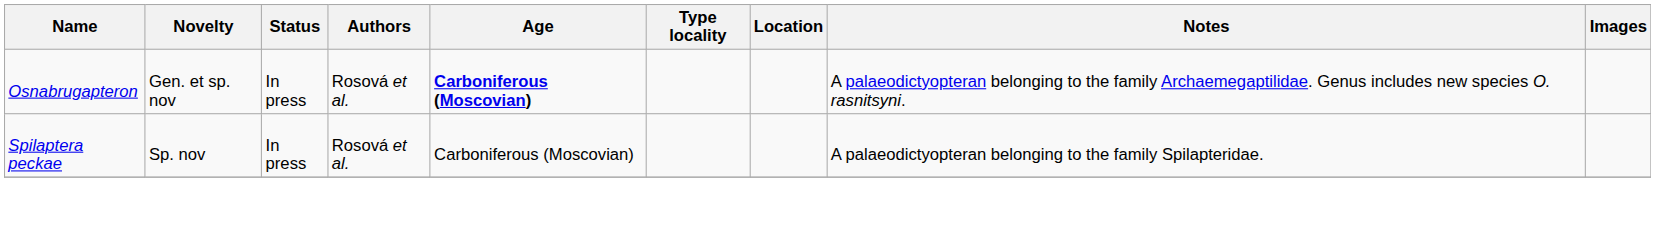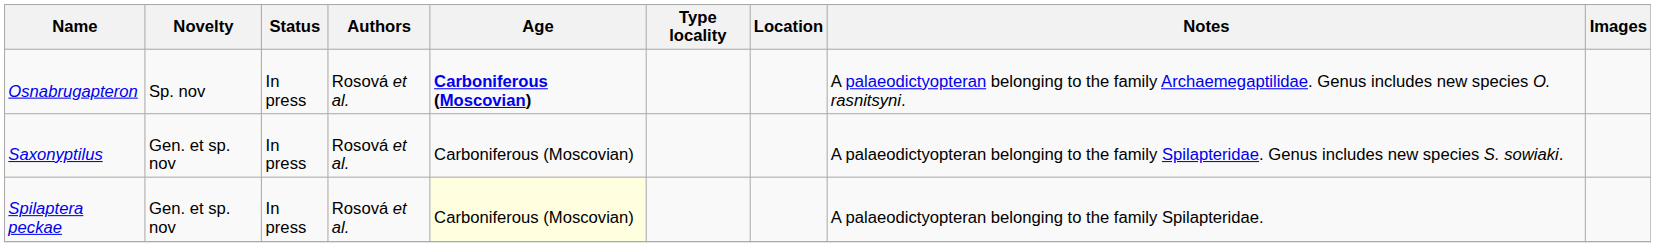(190, 90) Gen. et sp. nov -> (177, 90) Sp. nov
+ row: (56, 154)
(177, 154) Sp. nov -> (190, 218) Gen. et sp. nov
(534, 154) no background -> (534, 218) lightyellow background
